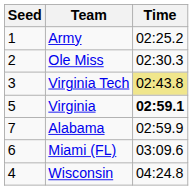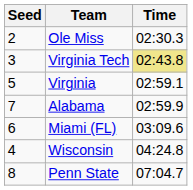- row: (65, 38)
(160, 106) bold -> (160, 83) normal
+ row: (84, 173)
